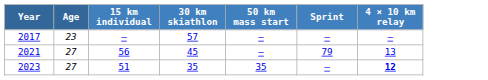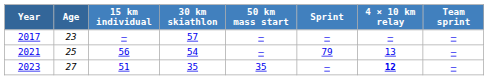+ column: (454, 17)
(71, 53) 27 -> (71, 53) 25
(193, 53) 45 -> (193, 53) 54
